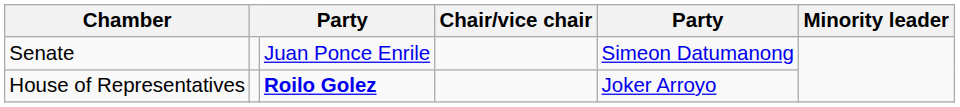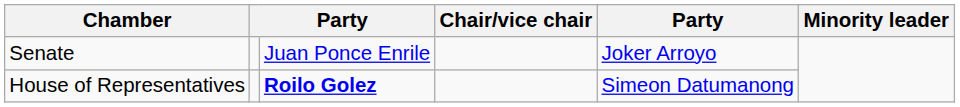(698, 53) Simeon Datumanong -> (659, 53) Joker Arroyo
(659, 85) Joker Arroyo -> (698, 85) Simeon Datumanong
